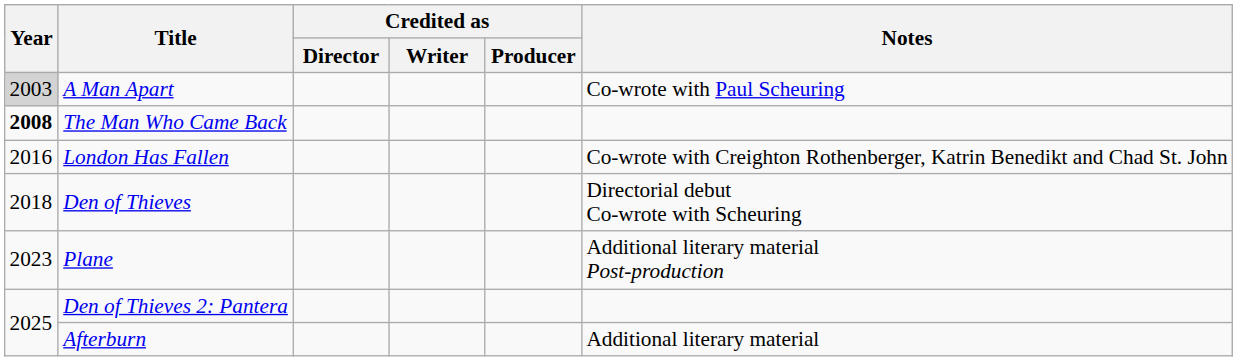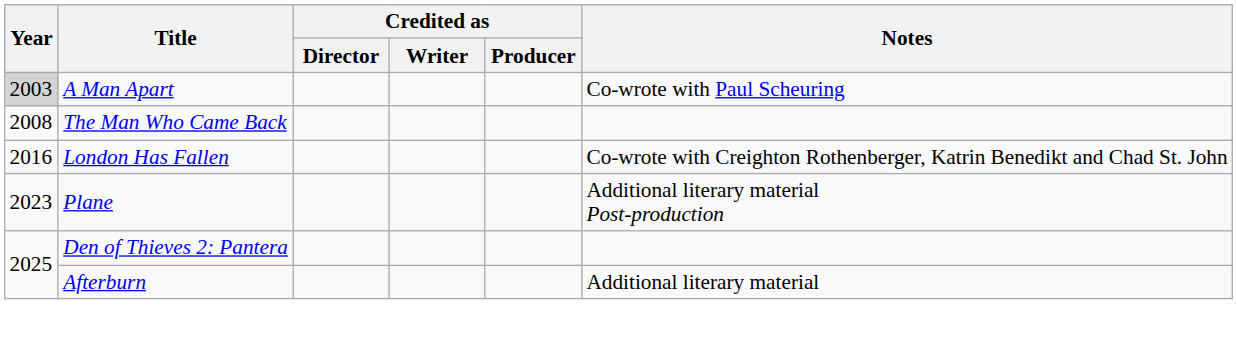(31, 122) bold -> (31, 122) normal
- row: (127, 202)
